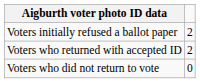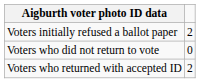rows swapped: (94, 50) <-> (83, 68)
